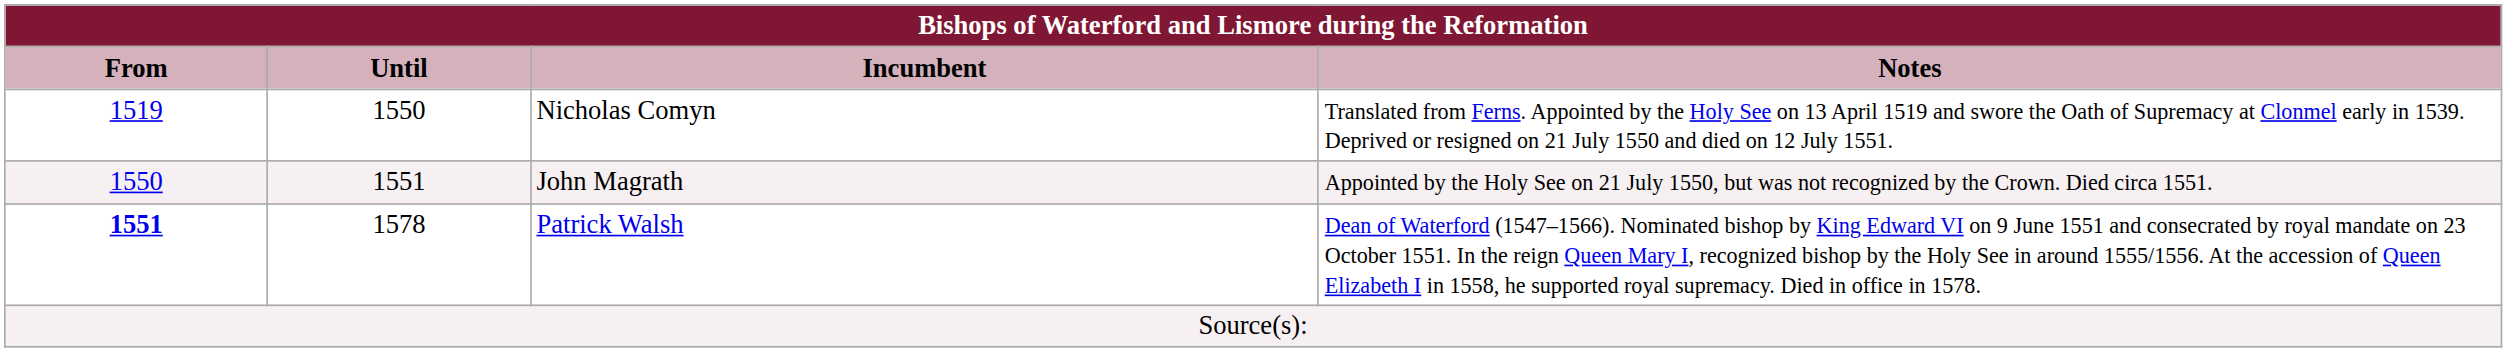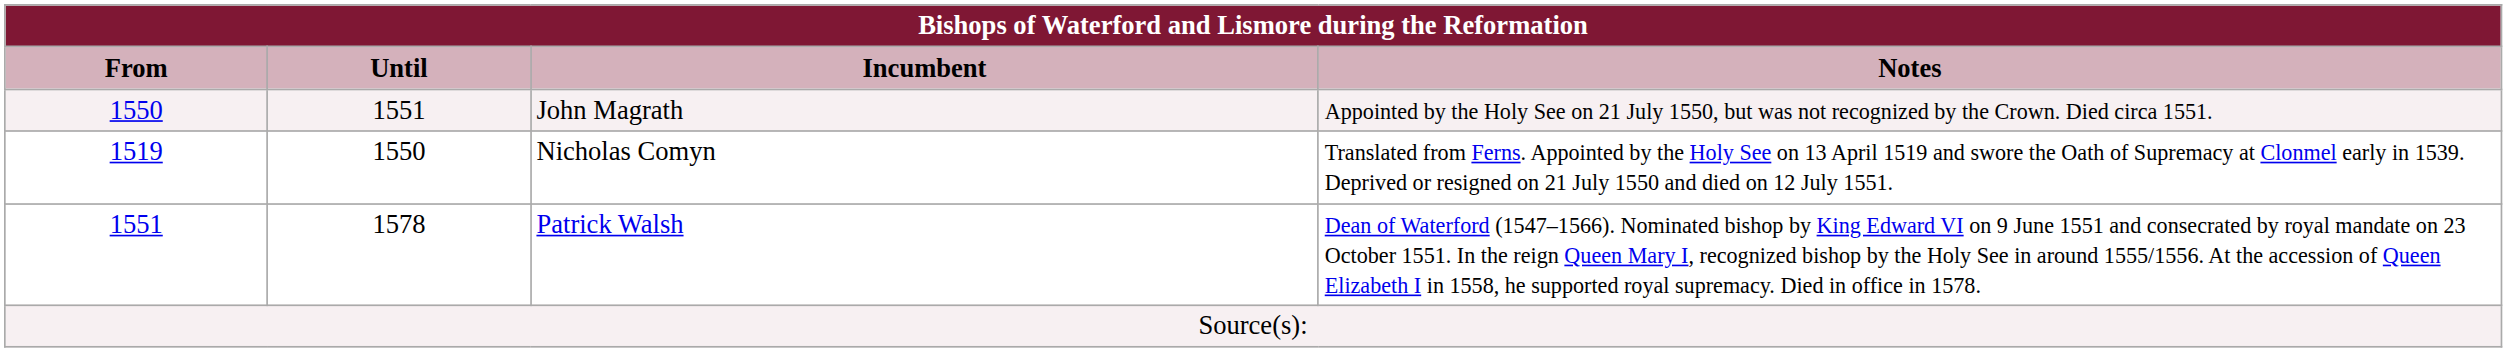rows swapped: (626, 109) <-> (610, 181)
(136, 223) bold -> (136, 223) normal
